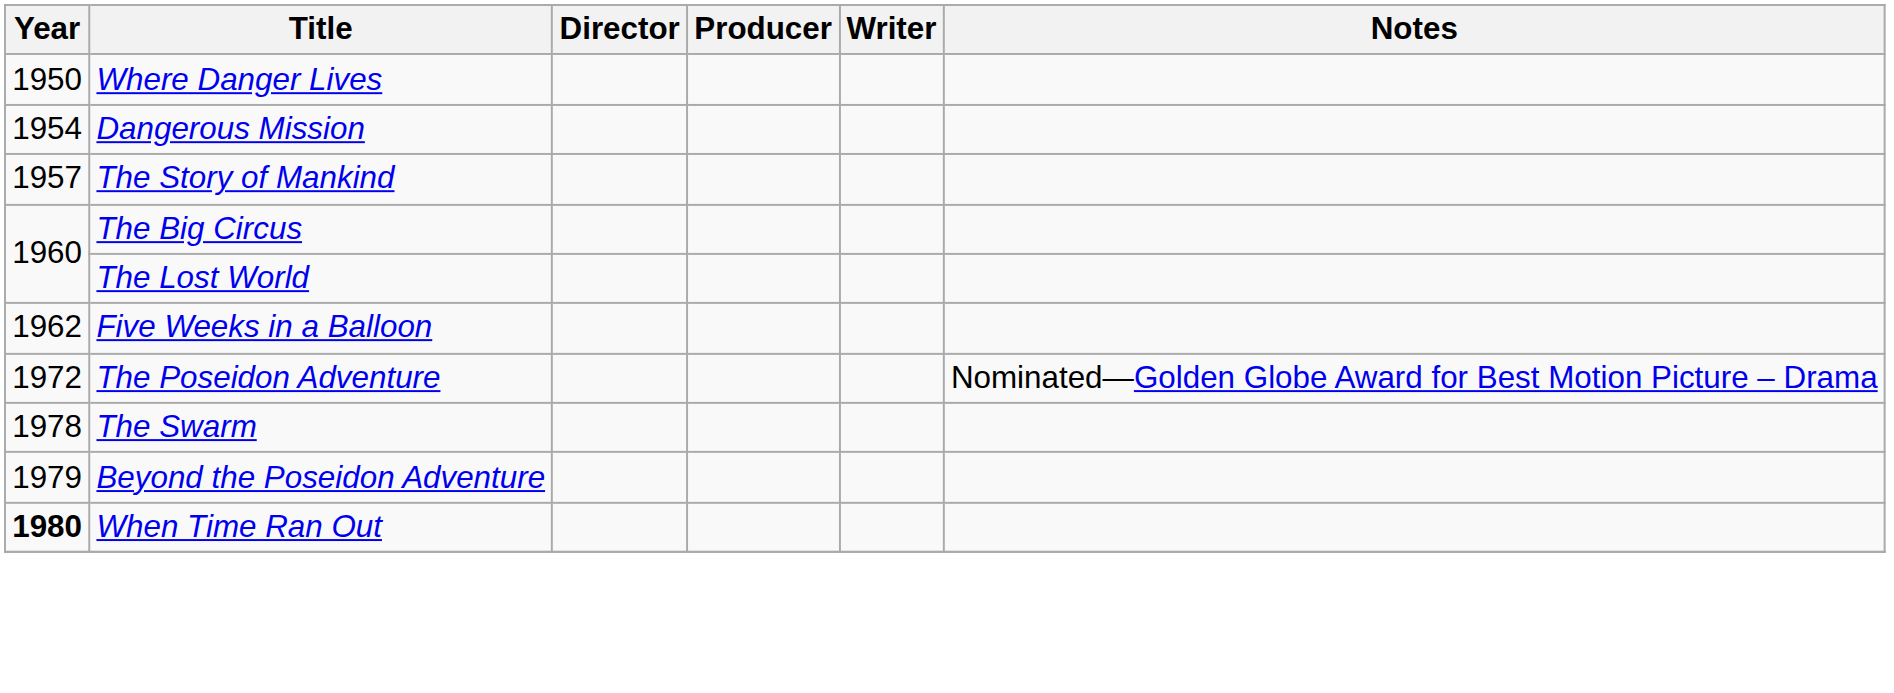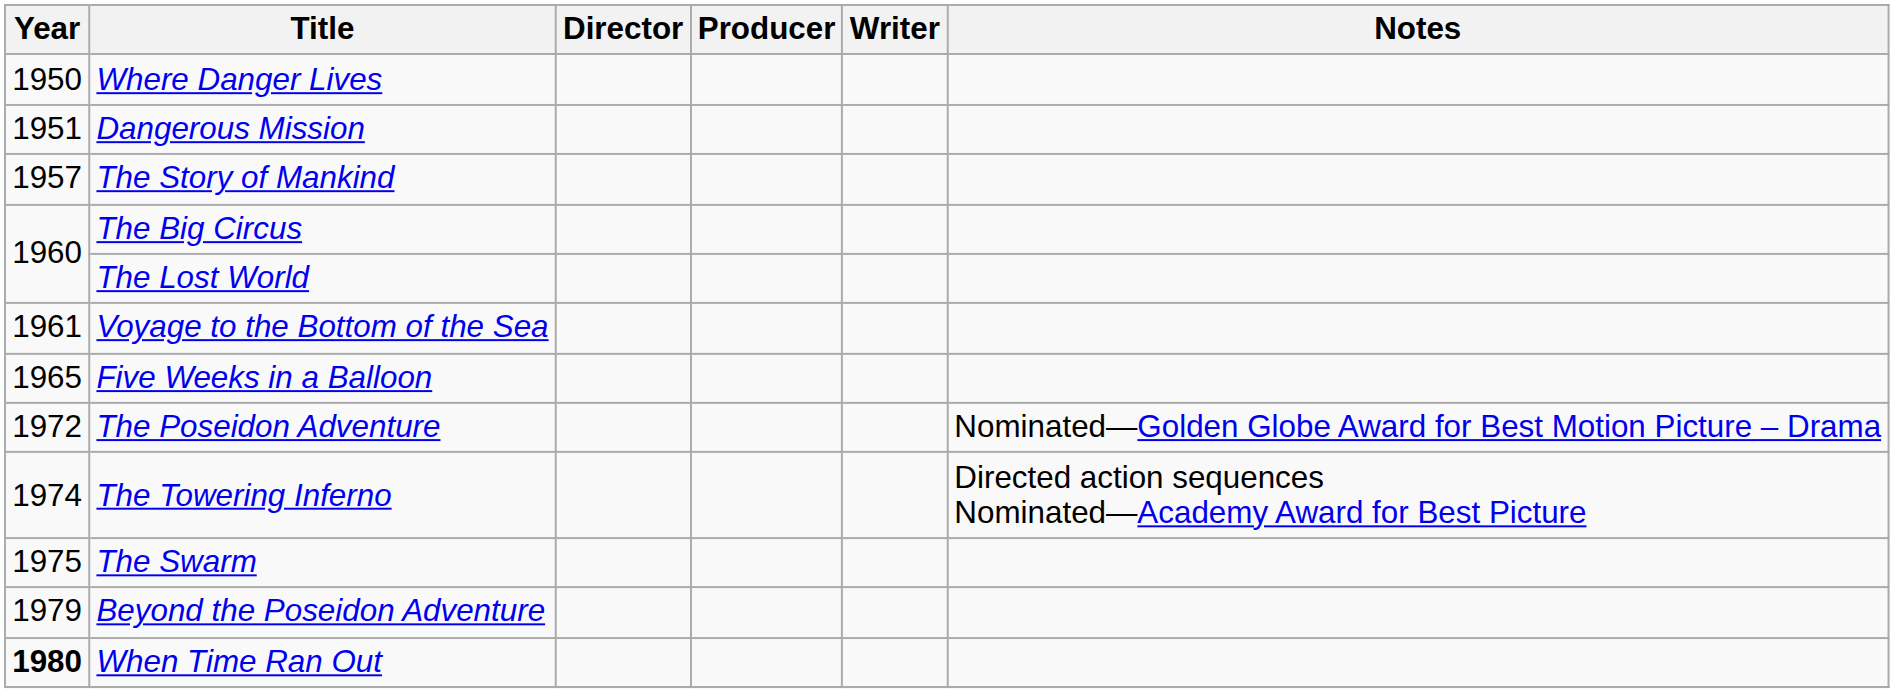(47, 128) 1954 -> (47, 128) 1951
+ row: (322, 327)
(47, 327) 1962 -> (47, 377) 1965
+ row: (244, 494)
(47, 427) 1978 -> (47, 561) 1975
